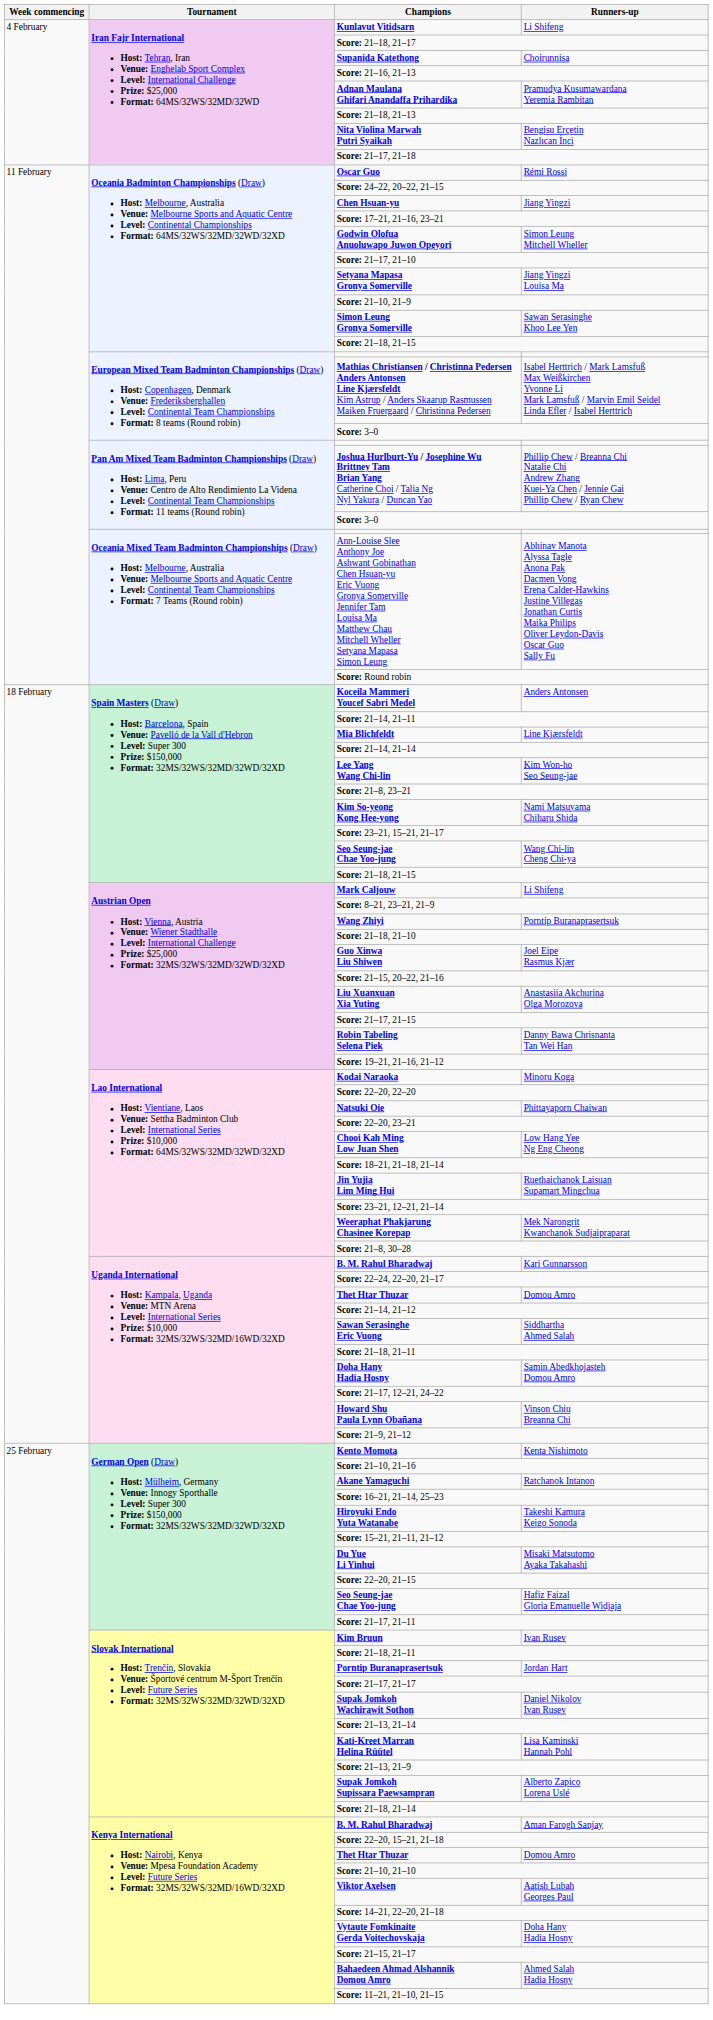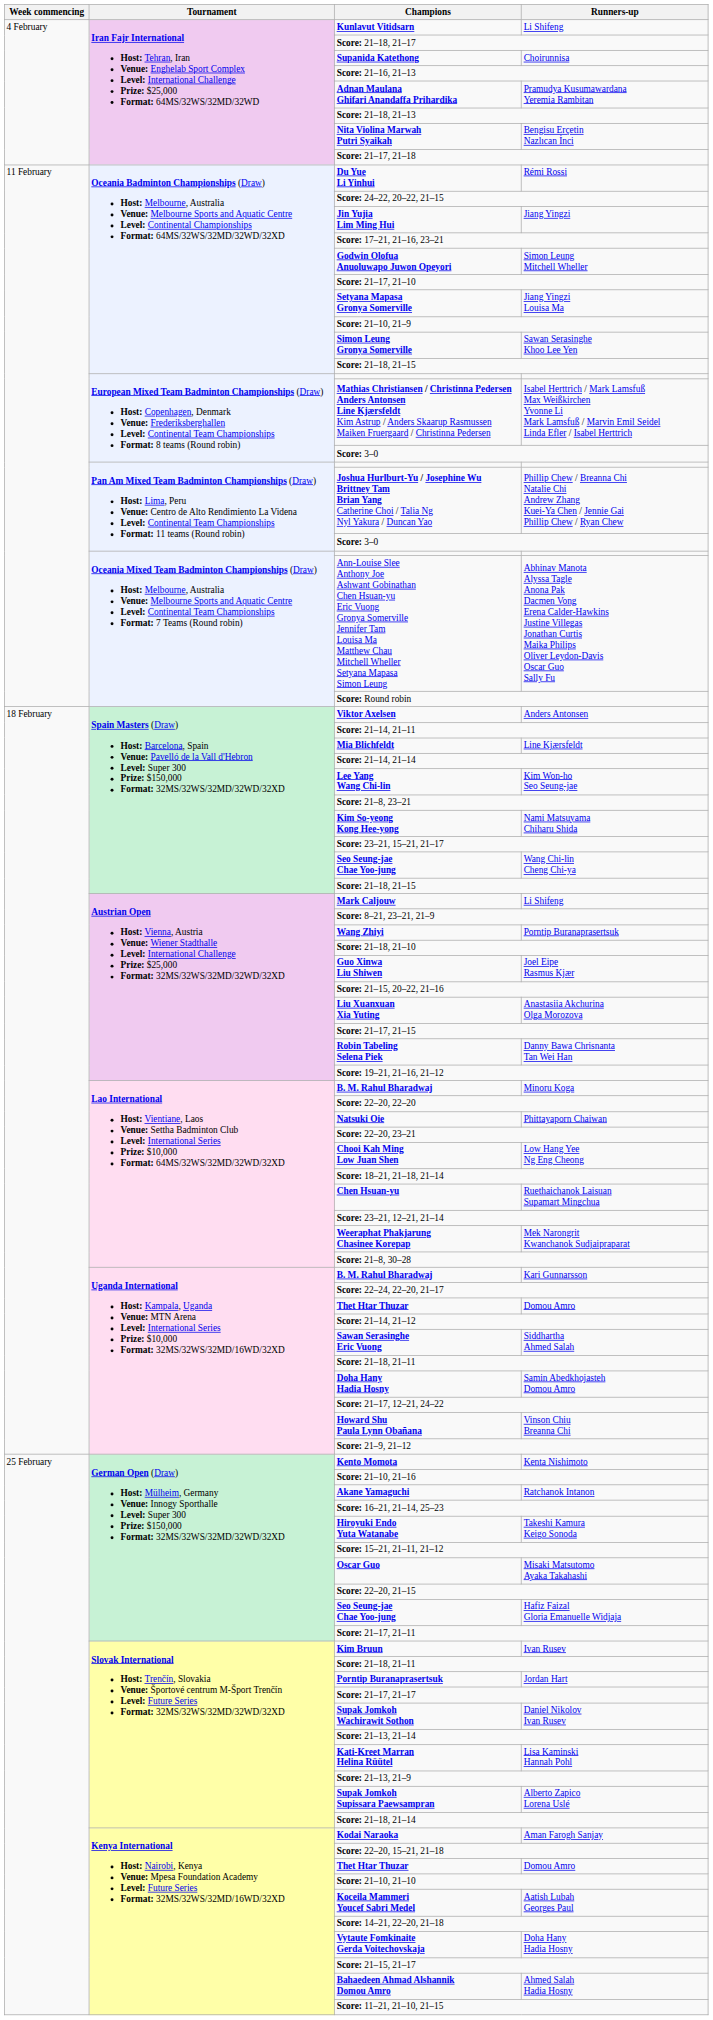(358, 172) Oscar Guo -> (356, 177) Du Yue Li Yinhui
(368, 203) Chen Hsuan-yu -> (365, 219) Jin Yujia Lim Ming Hui
(376, 698) Koceila Mammeri Youcef Sabri Medel -> (366, 714) Viktor Axelsen
(367, 1077) Kodai Naraoka -> (385, 1088) B. M. Rahul Bharadwaj
(365, 1186) Jin Yujia Lim Ming Hui -> (368, 1191) Chen Hsuan-yu
(356, 1559) Du Yue Li Yinhui -> (358, 1565) Oscar Guo
(385, 1824) B. M. Rahul Bharadwaj -> (367, 1835) Kodai Naraoka
(366, 1886) Viktor Axelsen -> (376, 1902) Koceila Mammeri Youcef Sabri Medel
